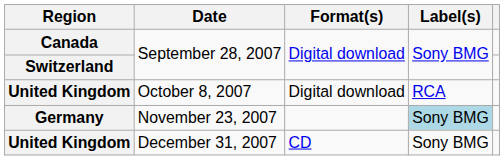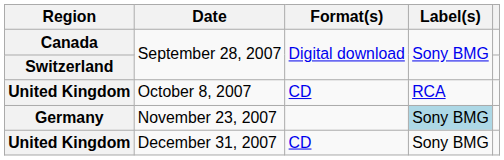(347, 92) Digital download -> (300, 92) CD
